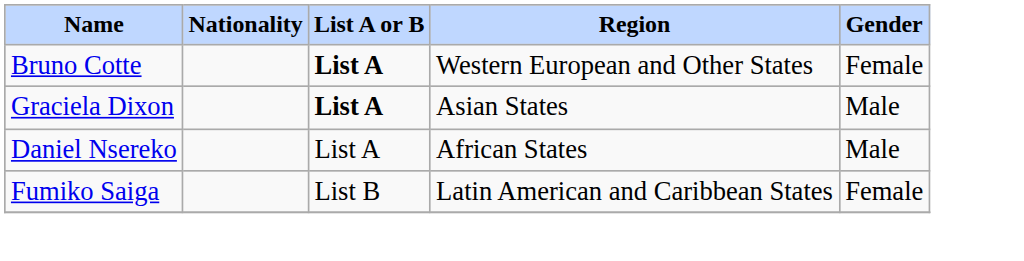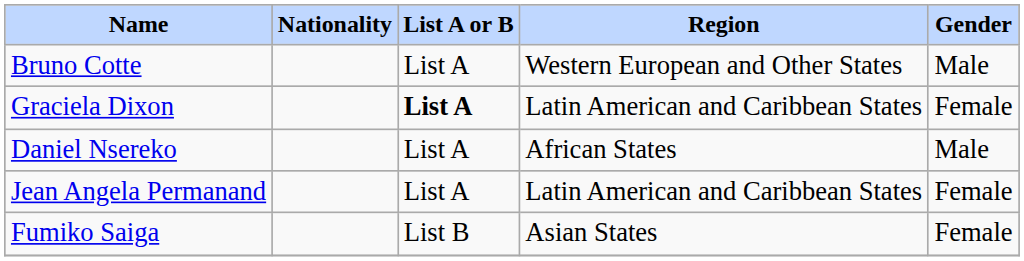(349, 64) bold -> (437, 64) normal
(884, 64) Female -> (962, 64) Male
(502, 107) Asian States -> (724, 107) Latin American and Caribbean States
(872, 107) Male -> (973, 107) Female
+ row: (139, 191)
(635, 191) Latin American and Caribbean States -> (591, 233) Asian States
